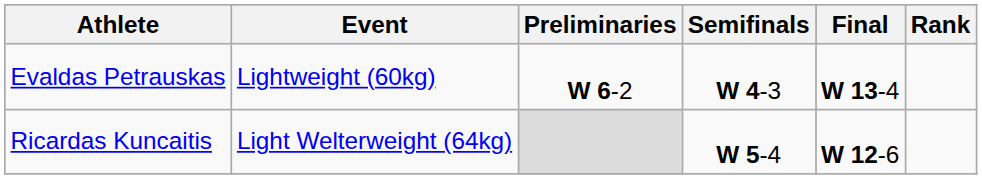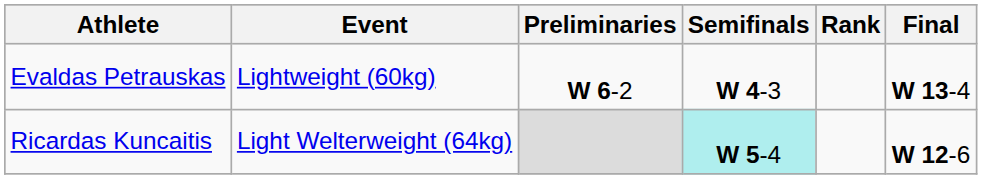columns swapped: (860, 24) <-> (940, 24)
(749, 155) no background -> (749, 155) paleturquoise background
